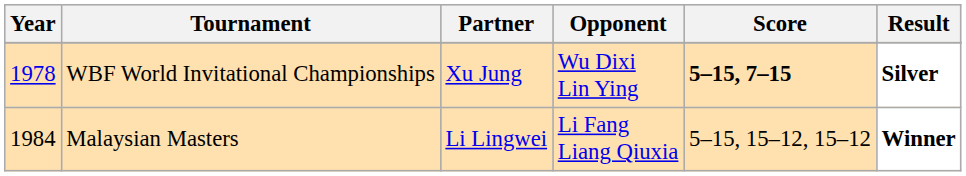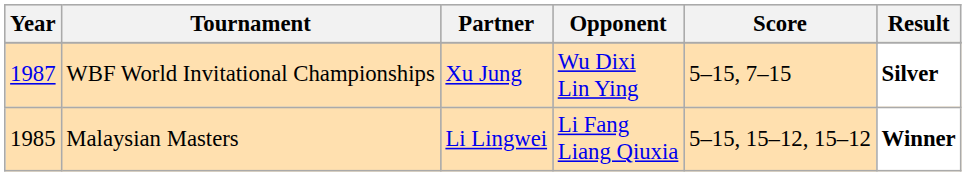(33, 74) 1978 -> (33, 74) 1987
(740, 74) bold -> (740, 74) normal
(33, 138) 1984 -> (33, 138) 1985
